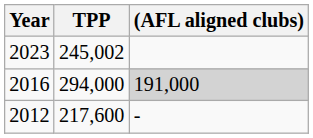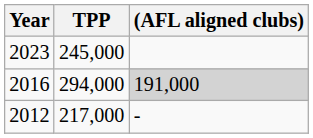(92, 52) 245,002 -> (92, 52) 245,000
(92, 116) 217,600 -> (92, 116) 217,000
